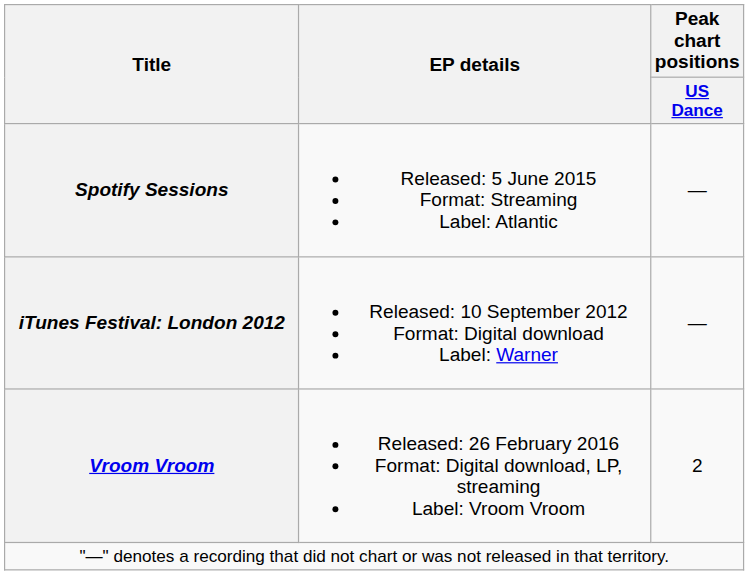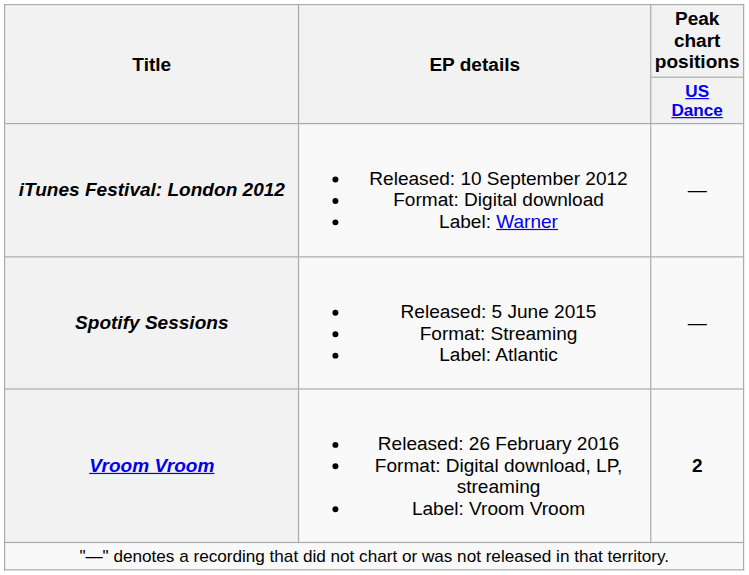rows swapped: (152, 322) <-> (152, 189)
(697, 465) normal -> (697, 465) bold
